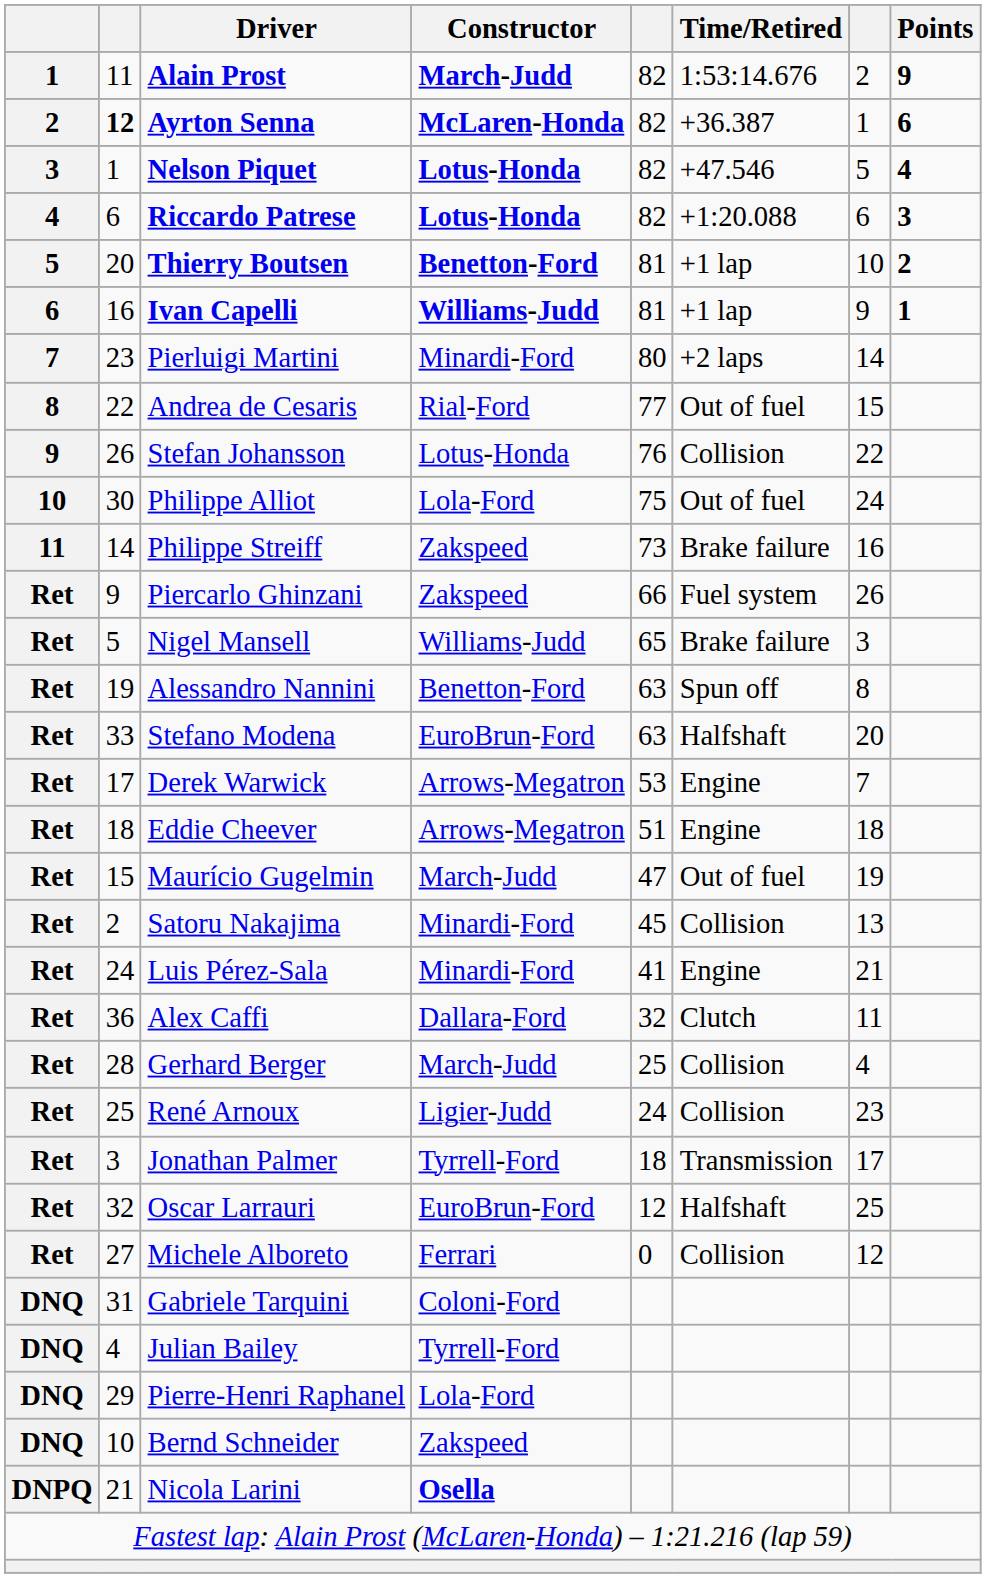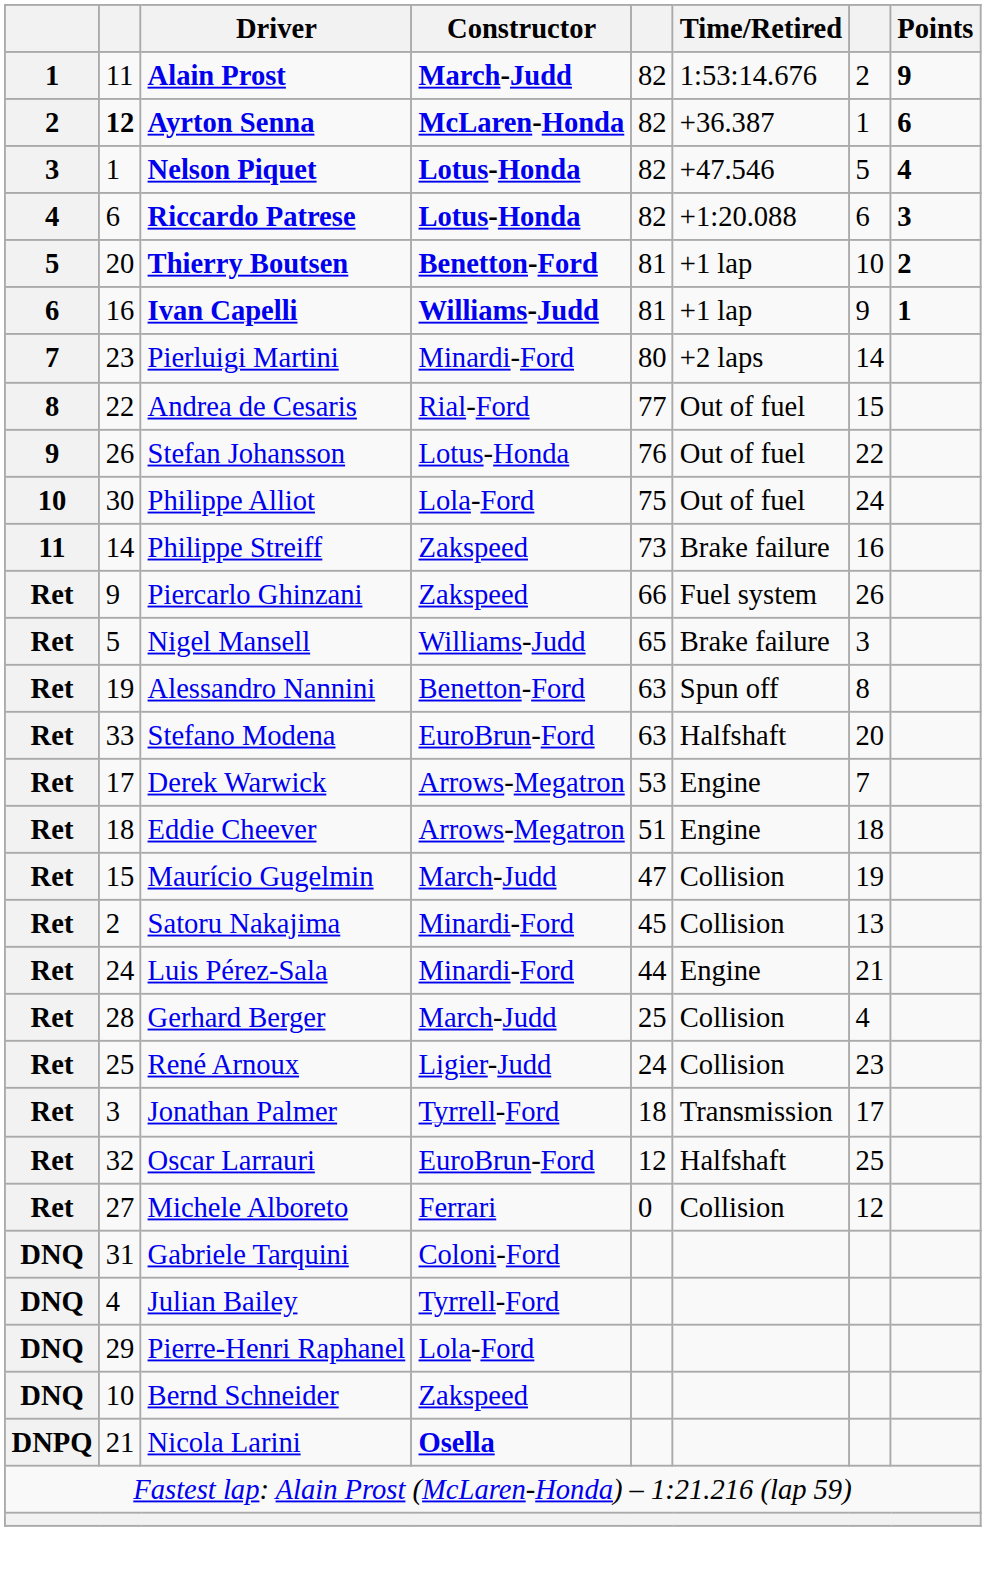(732, 452) Collision -> (742, 452) Out of fuel
(742, 876) Out of fuel -> (732, 876) Collision
(652, 970) 41 -> (652, 970) 44
- row: (208, 1017)
